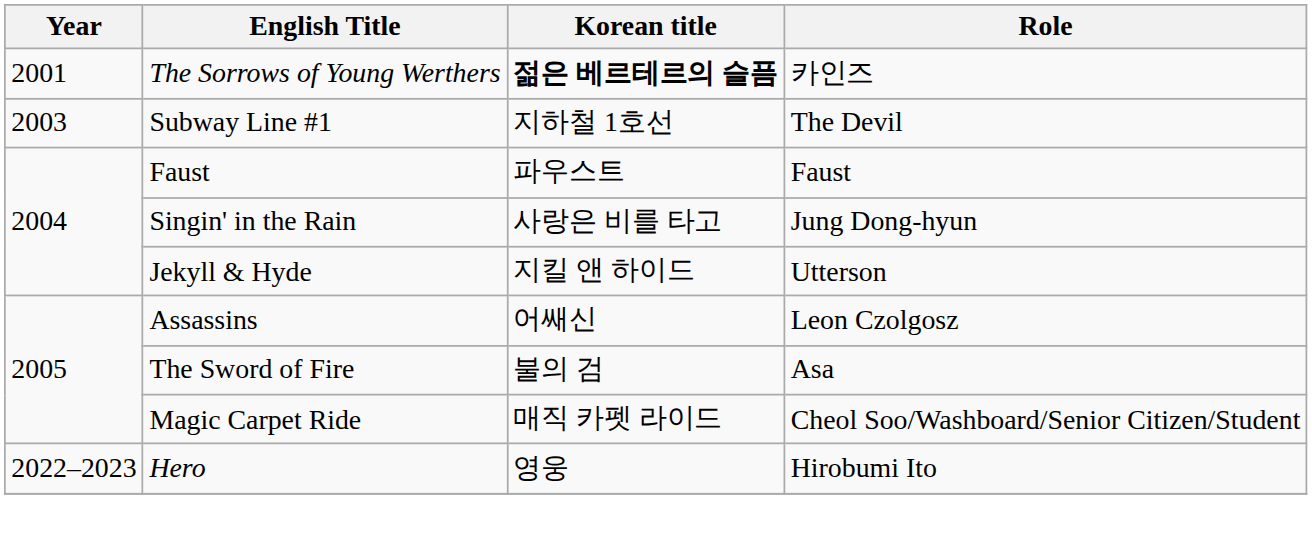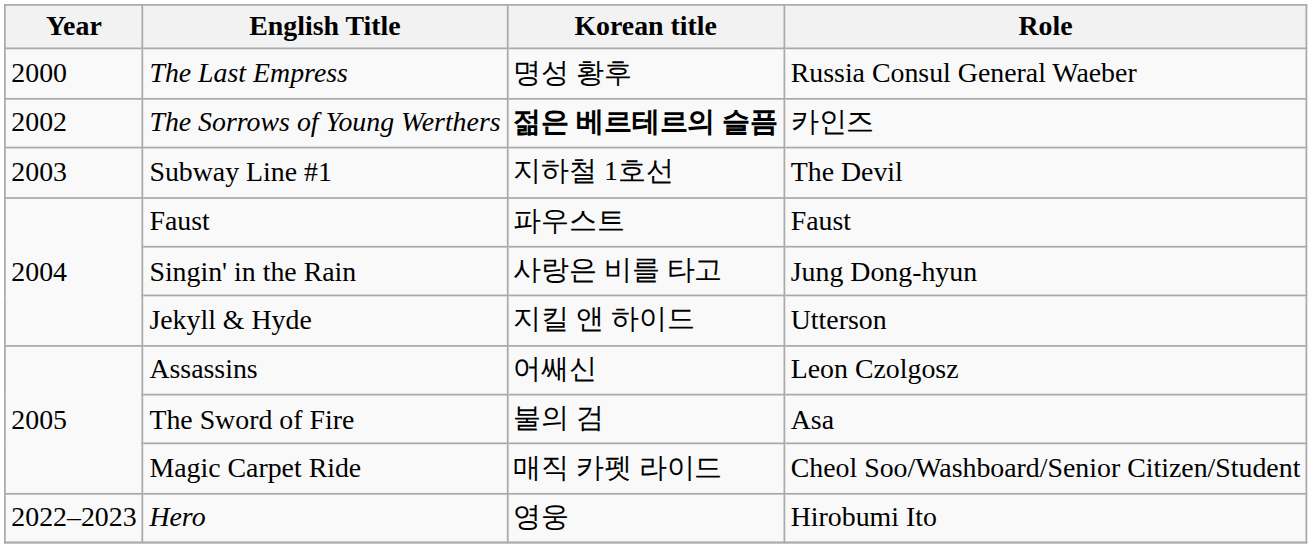+ row: (249, 73)
(39, 73) 2001 -> (39, 122) 2002
